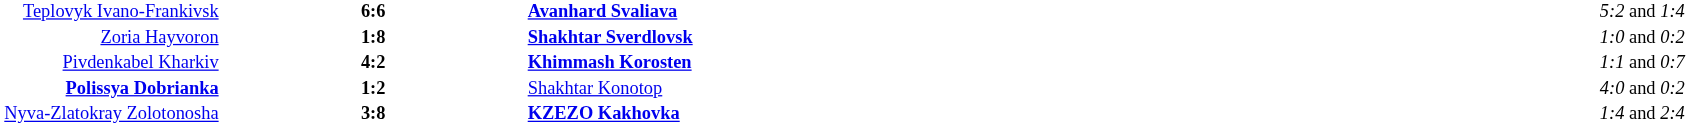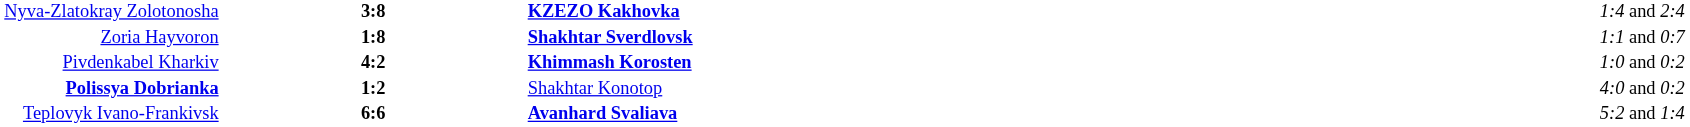rows swapped: (121, 11) <-> (111, 113)
(1642, 36) 1:0 and 0:2 -> (1642, 36) 1:1 and 0:7
(1642, 62) 1:1 and 0:7 -> (1642, 62) 1:0 and 0:2
